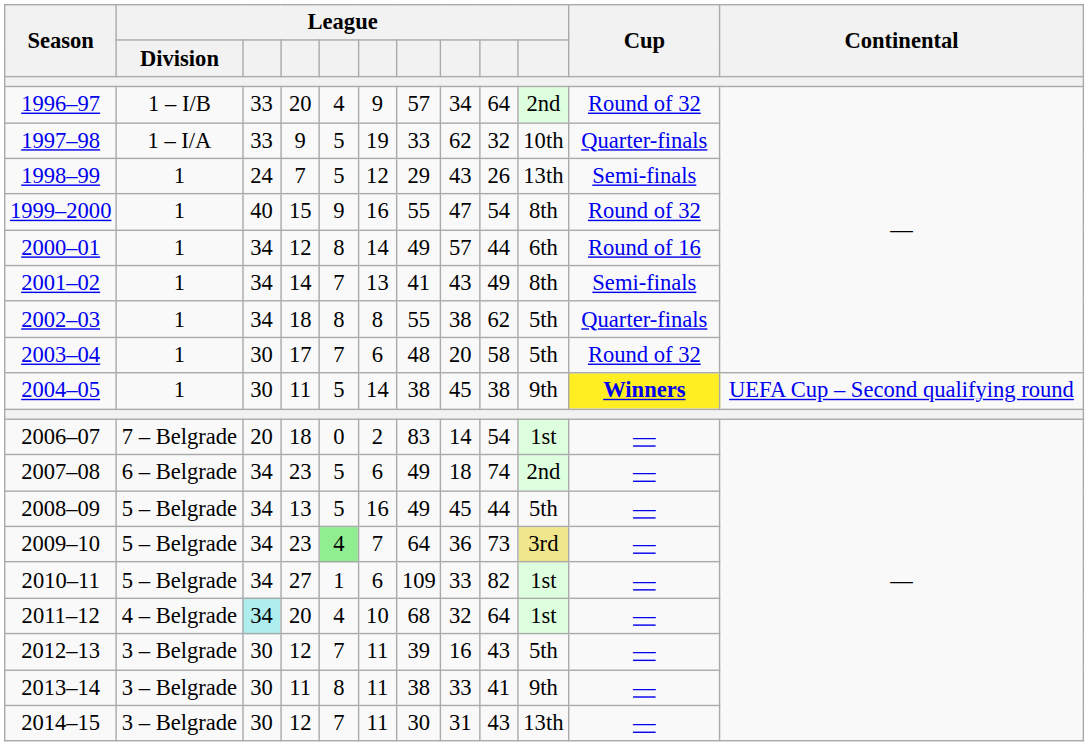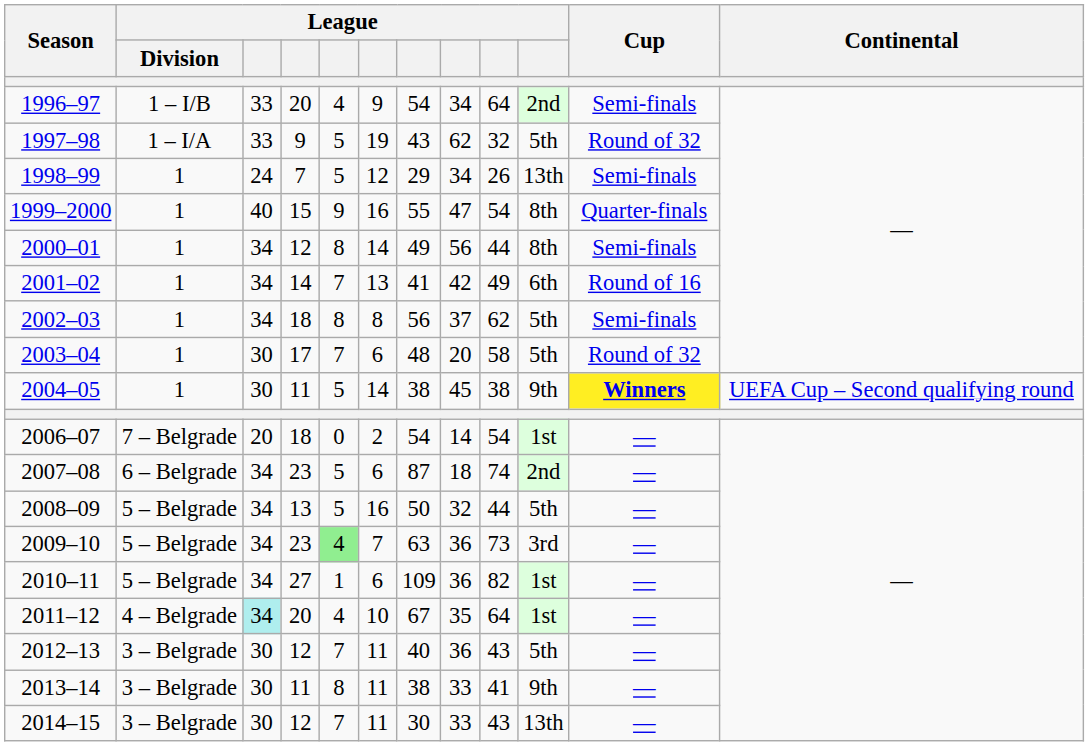(419, 104) 57 -> (419, 104) 54
(644, 104) Round of 32 -> (644, 104) Semi-finals
(419, 140) 33 -> (419, 140) 43
(543, 140) 10th -> (543, 140) 5th
(644, 140) Quarter-finals -> (644, 140) Round of 32
(460, 175) 43 -> (460, 175) 34
(644, 211) Round of 32 -> (644, 211) Quarter-finals
(460, 247) 57 -> (460, 247) 56
(543, 247) 6th -> (543, 247) 8th
(644, 247) Round of 16 -> (644, 247) Semi-finals
(460, 283) 43 -> (460, 283) 42
(543, 283) 8th -> (543, 283) 6th
(644, 283) Semi-finals -> (644, 283) Round of 16
(419, 319) 55 -> (419, 319) 56
(460, 319) 38 -> (460, 319) 37
(644, 319) Quarter-finals -> (644, 319) Semi-finals
(419, 436) 83 -> (419, 436) 54
(419, 472) 49 -> (419, 472) 87
(419, 508) 49 -> (419, 508) 50
(460, 508) 45 -> (460, 508) 32
(419, 544) 64 -> (419, 544) 63
(543, 544) khaki background -> (543, 544) no background
(460, 579) 33 -> (460, 579) 36
(419, 615) 68 -> (419, 615) 67
(460, 615) 32 -> (460, 615) 35
(419, 651) 39 -> (419, 651) 40
(460, 651) 16 -> (460, 651) 36
(460, 722) 31 -> (460, 722) 33
